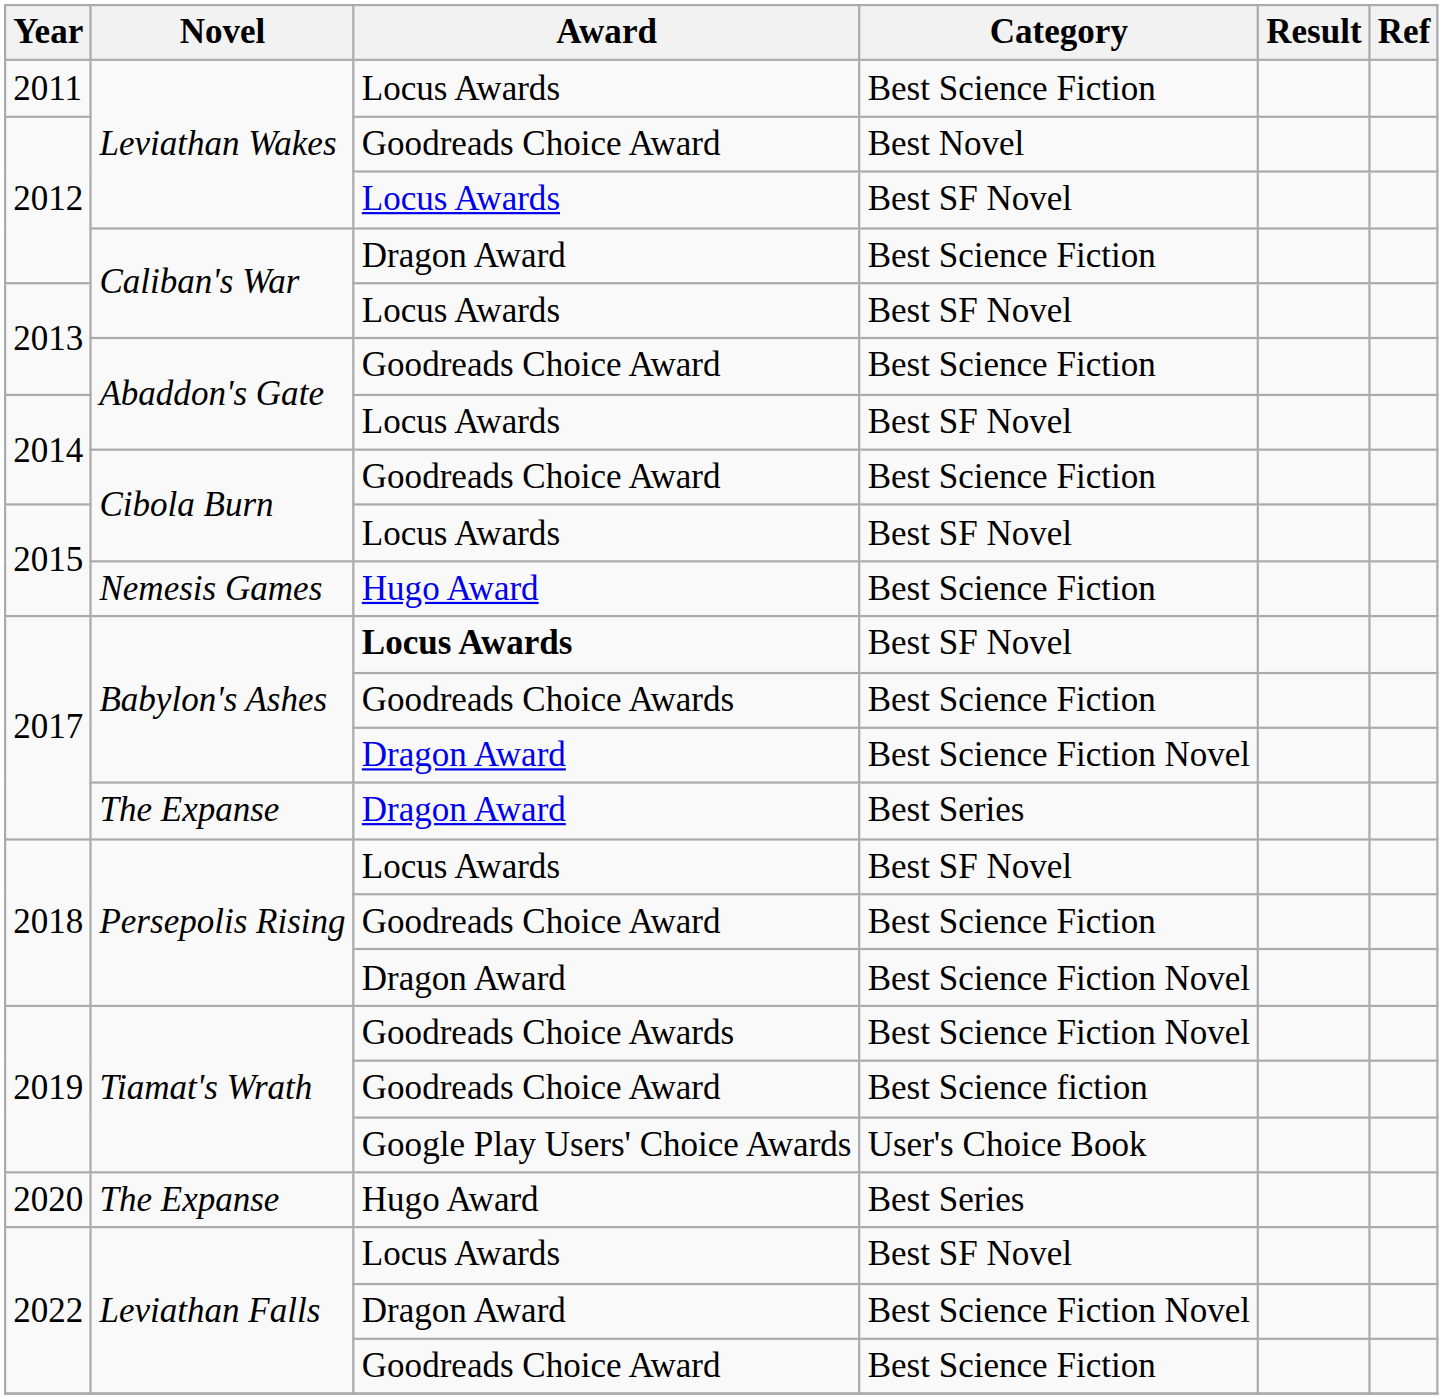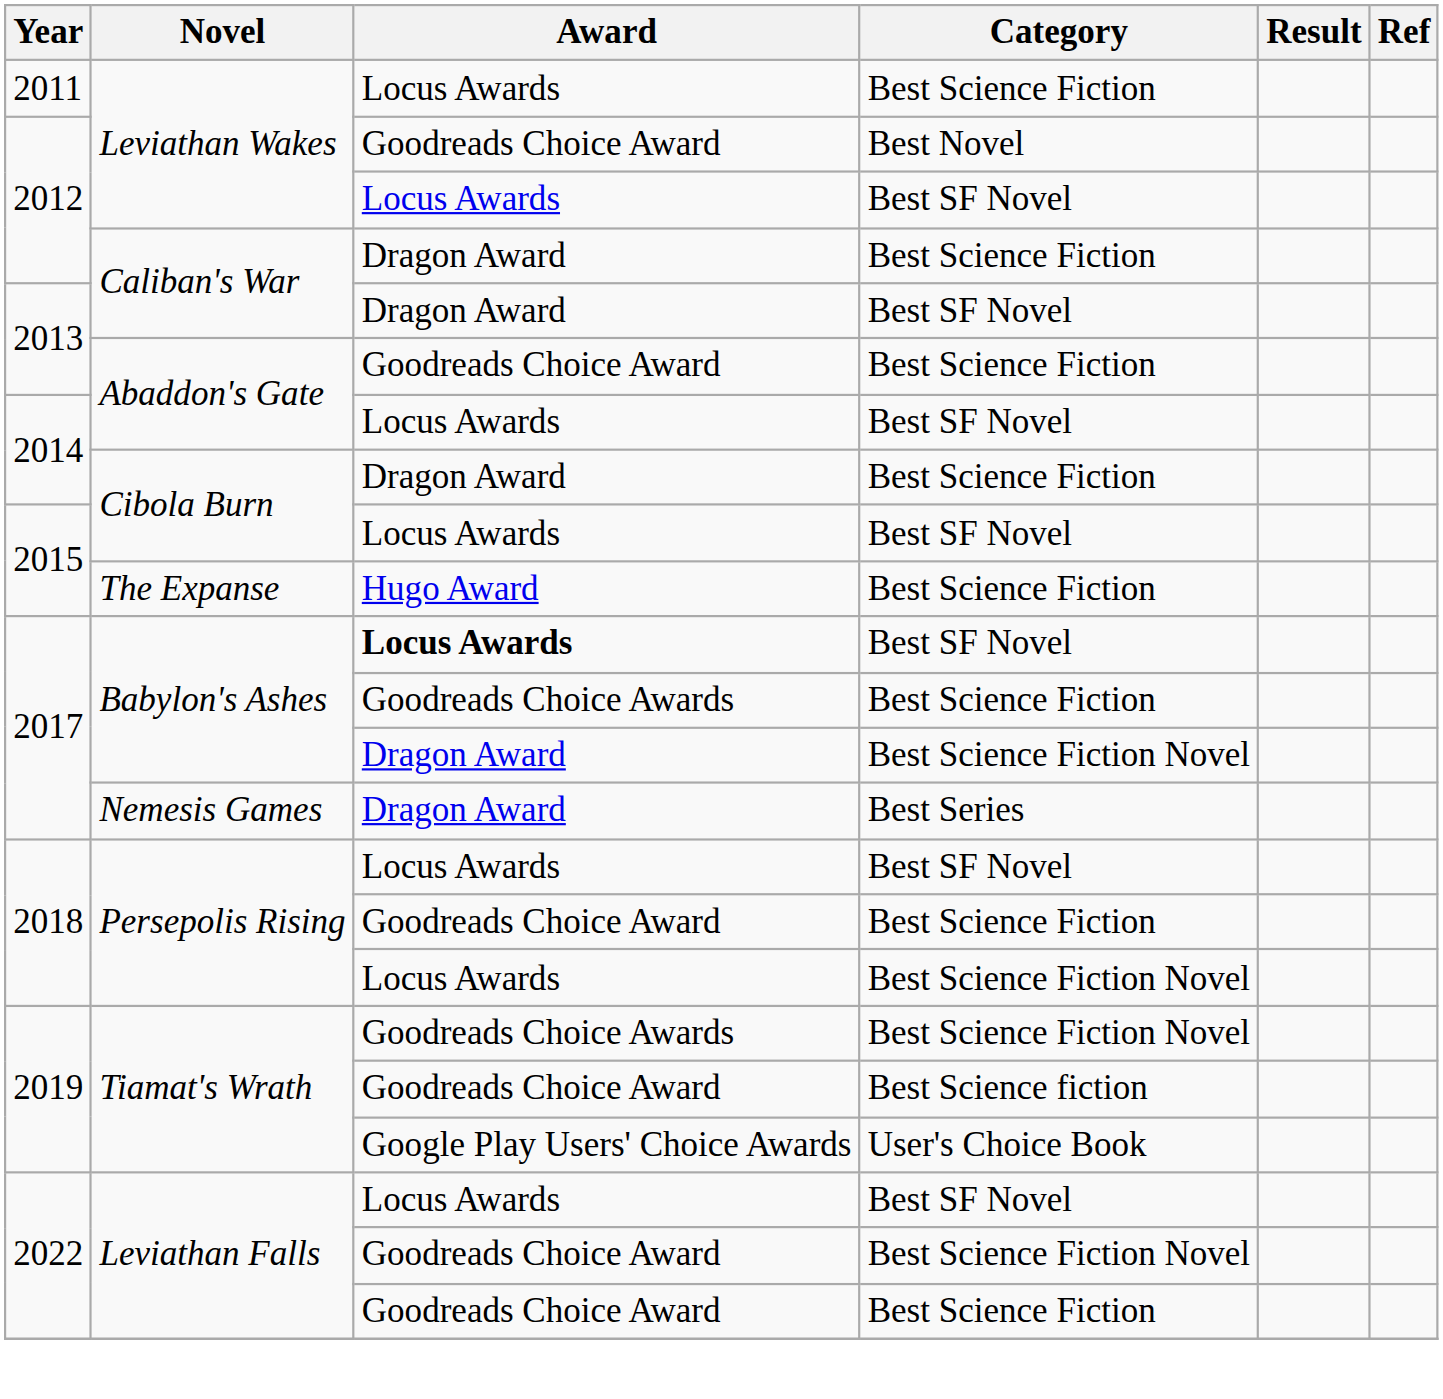(461, 310) Locus Awards -> (464, 310) Dragon Award
(541, 476) Goodreads Choice Award -> (464, 476) Dragon Award
(211, 587) Nemesis Games -> (189, 587) The Expanse
(189, 810) The Expanse -> (211, 810) Nemesis Games
(464, 976) Dragon Award -> (461, 976) Locus Awards
- row: (48, 1199)
(464, 1310) Dragon Award -> (541, 1254) Goodreads Choice Award
